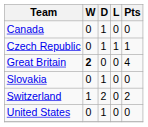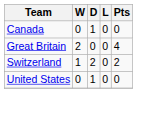- row: (44, 46)
(89, 63) bold -> (78, 46) normal
- row: (27, 79)
